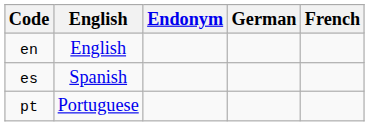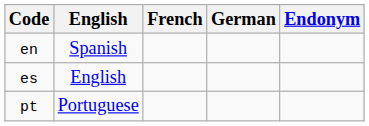columns swapped: (333, 18) <-> (185, 18)
(98, 47) English -> (98, 47) Spanish
(98, 76) Spanish -> (98, 76) English
